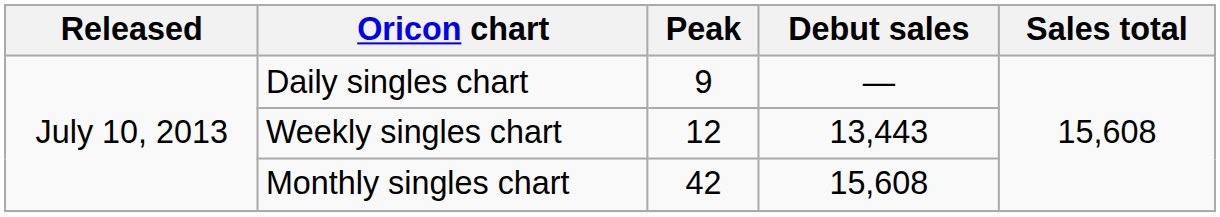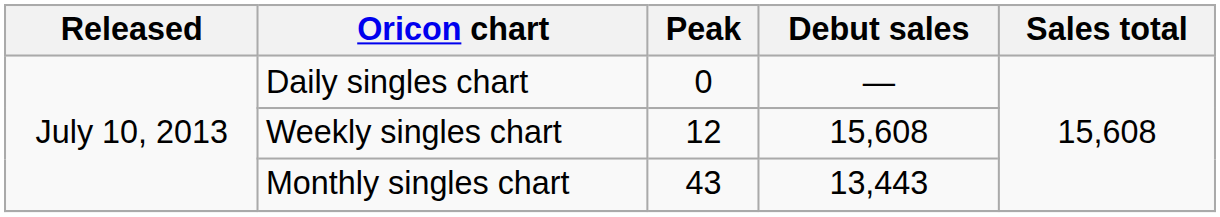(703, 81) 9 -> (703, 81) 0
(879, 132) 13,443 -> (879, 132) 15,608
(703, 183) 42 -> (703, 183) 43
(879, 183) 15,608 -> (879, 183) 13,443
